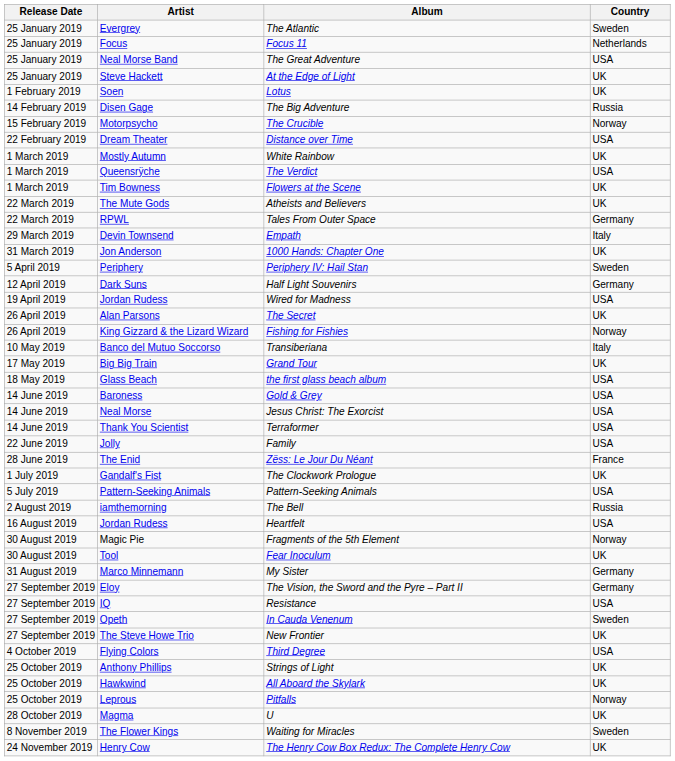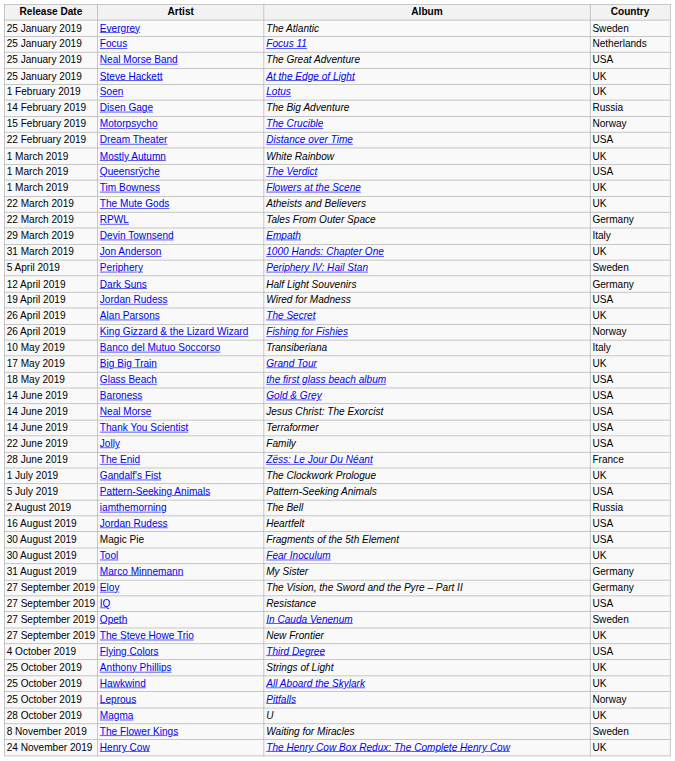(609, 540) Norway -> (603, 540) USA
